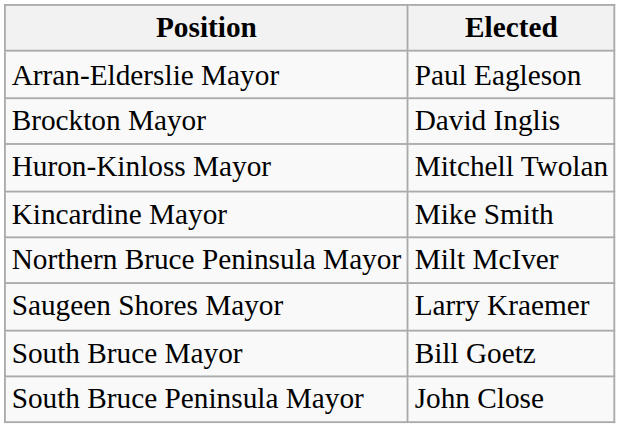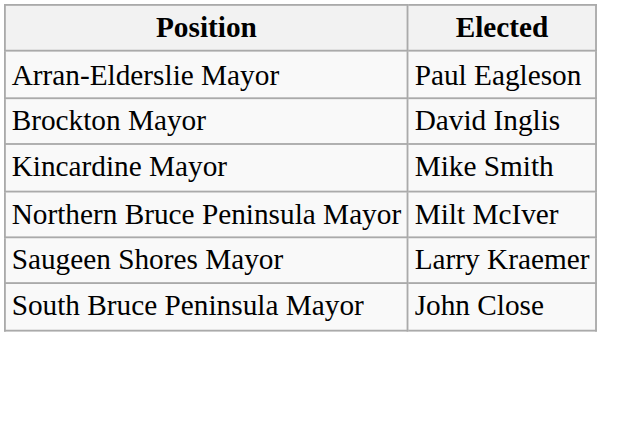- row: (141, 167)
- row: (127, 352)
